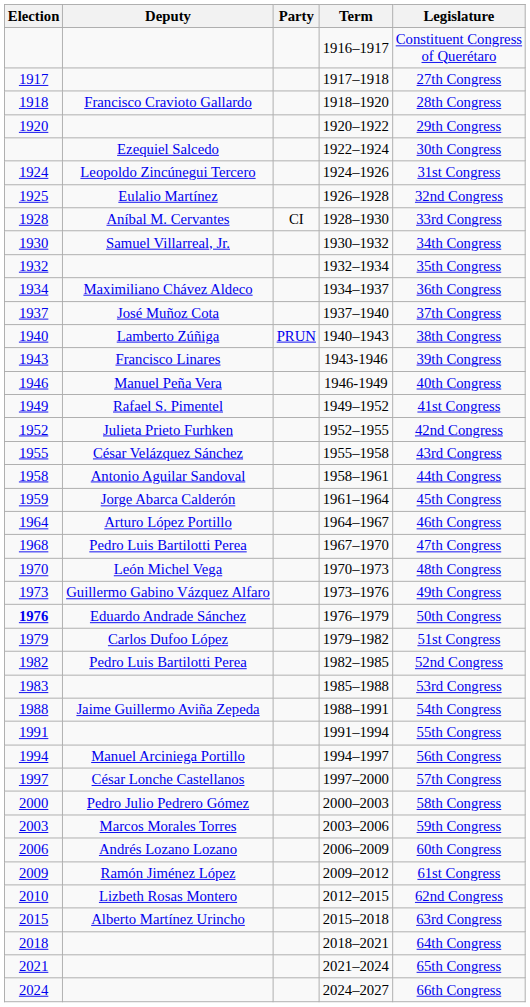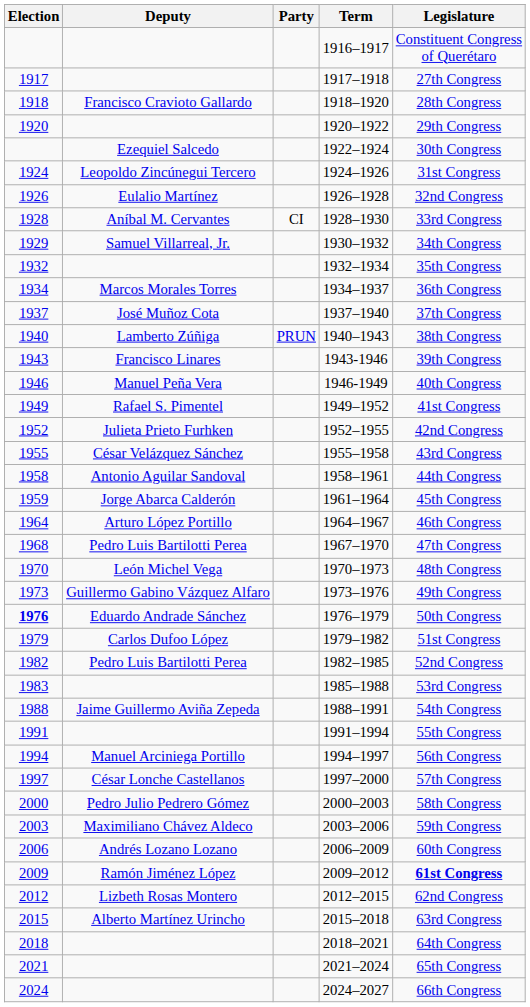(34, 196) 1925 -> (34, 196) 1926
(34, 242) 1930 -> (34, 242) 1929
(168, 289) Maximiliano Chávez Aldeco -> (168, 289) Marcos Morales Torres
(168, 826) Marcos Morales Torres -> (168, 826) Maximiliano Chávez Aldeco
(459, 873) normal -> (459, 873) bold
(34, 896) 2010 -> (34, 896) 2012
